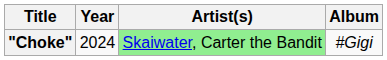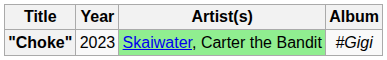(97, 42) 2024 -> (97, 42) 2023
